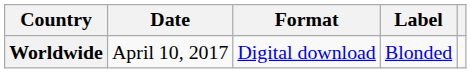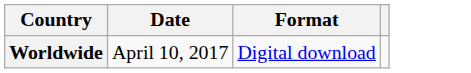- column: (419, 20)
